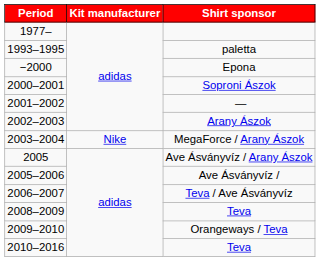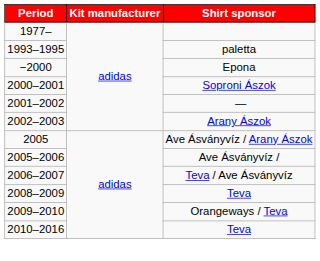- row: (36, 139)
